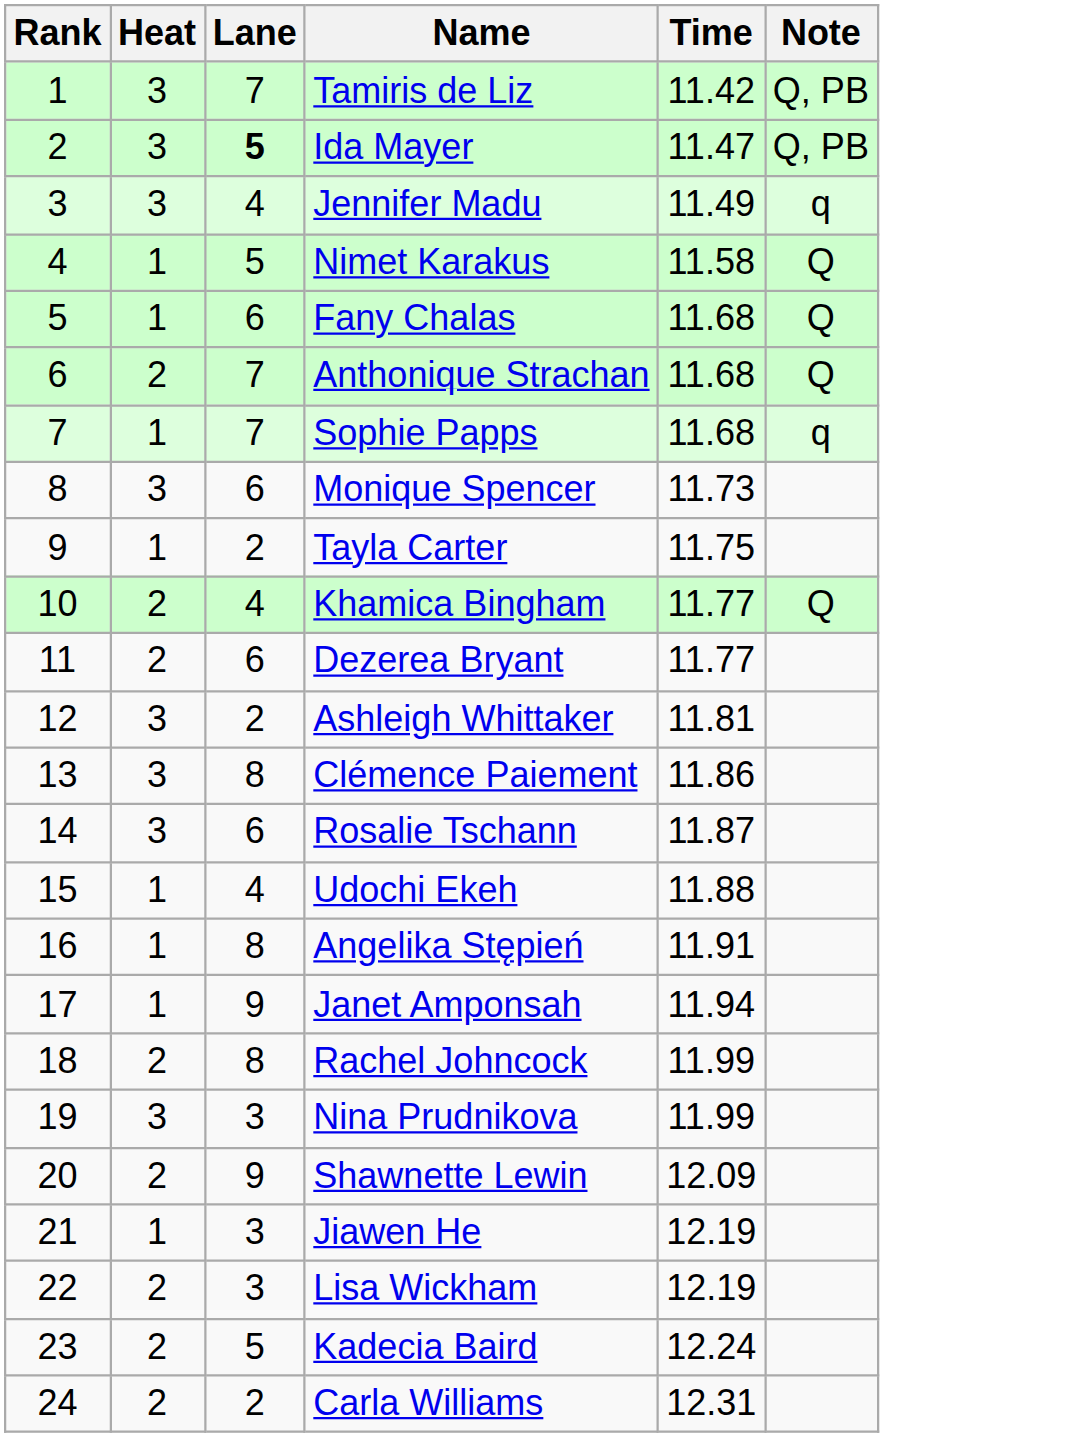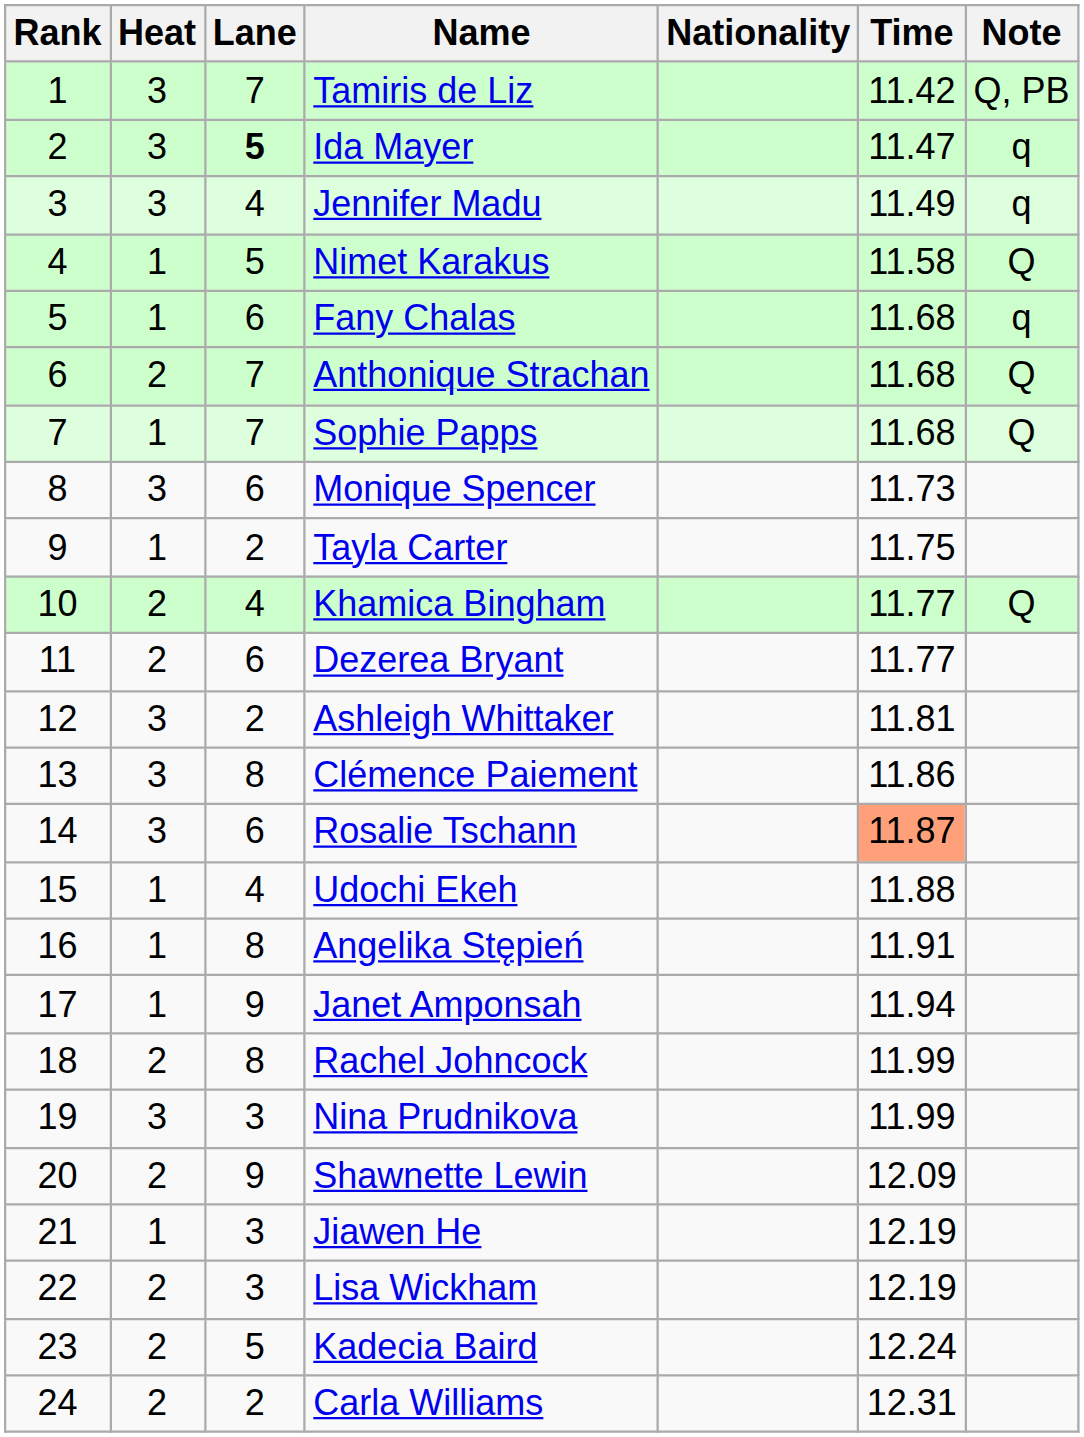+ column: (758, 33)
(821, 147) Q, PB -> (1022, 147) q
(821, 318) Q -> (1022, 318) q
(821, 432) q -> (1022, 432) Q
(711, 832) no background -> (912, 832) lightsalmon background
